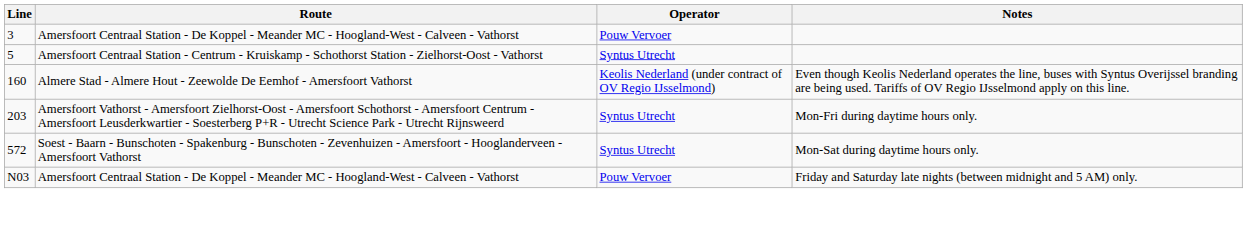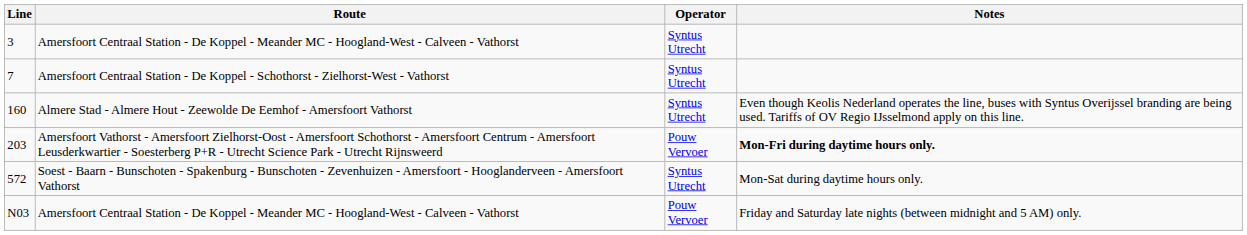(635, 34) Pouw Vervoer -> (687, 41) Syntus Utrecht
- row: (10, 54)
+ row: (10, 75)
(691, 81) Keolis Nederland (under contract of OV Regio IJsselmond) -> (687, 110) Syntus Utrecht
(637, 116) Syntus Utrecht -> (688, 144) Pouw Vervoer
(886, 116) normal -> (837, 144) bold
